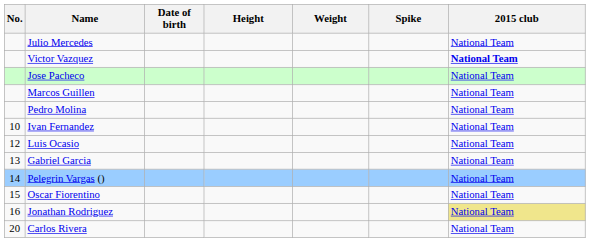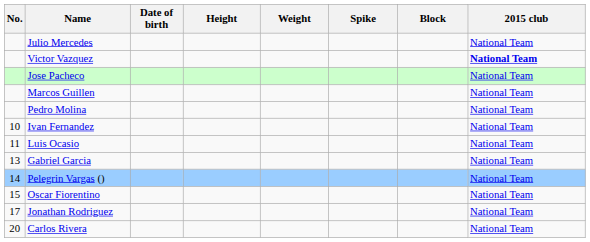+ column: (433, 19)
(15, 144) 12 -> (15, 144) 11
(15, 212) 16 -> (15, 212) 17
(482, 212) khaki background -> (502, 212) no background
